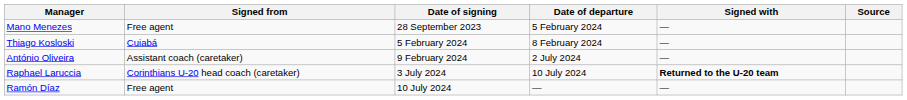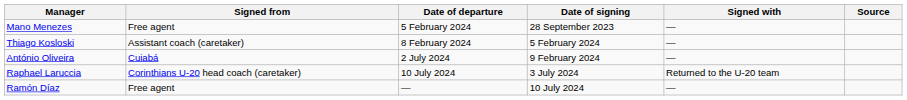columns swapped: (462, 12) <-> (593, 12)
(142, 42) Cuiabá -> (186, 42) Assistant coach (caretaker)
(185, 58) Assistant coach (caretaker) -> (143, 58) Cuiabá
(719, 73) bold -> (723, 73) normal
